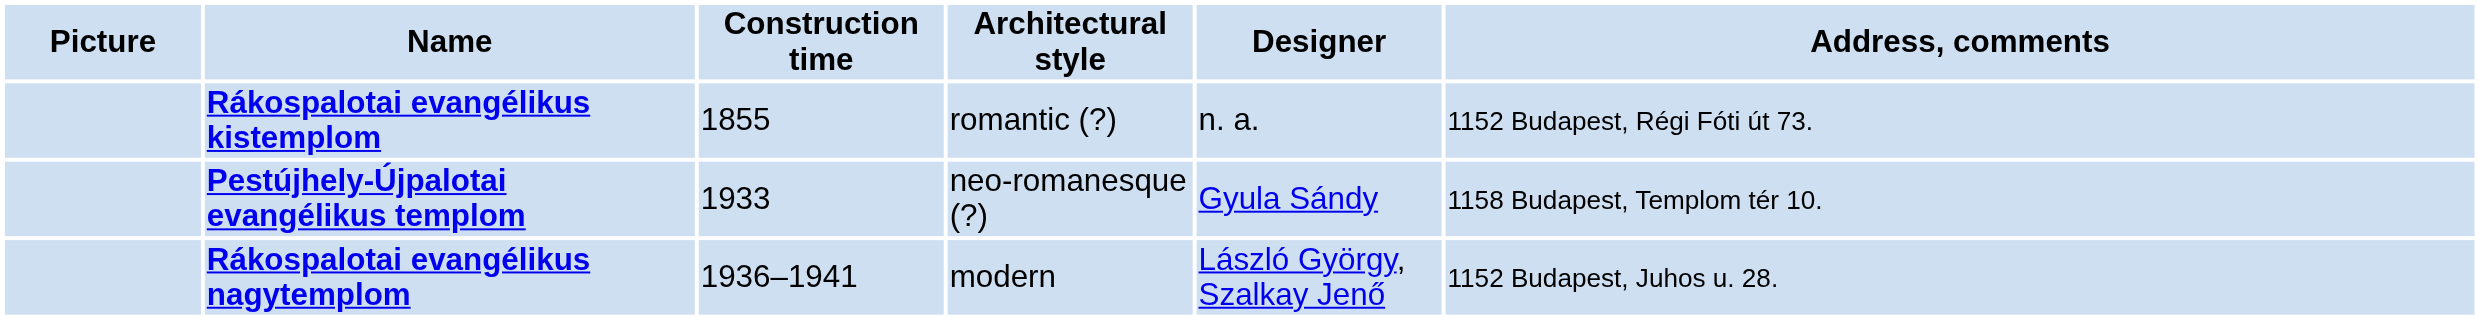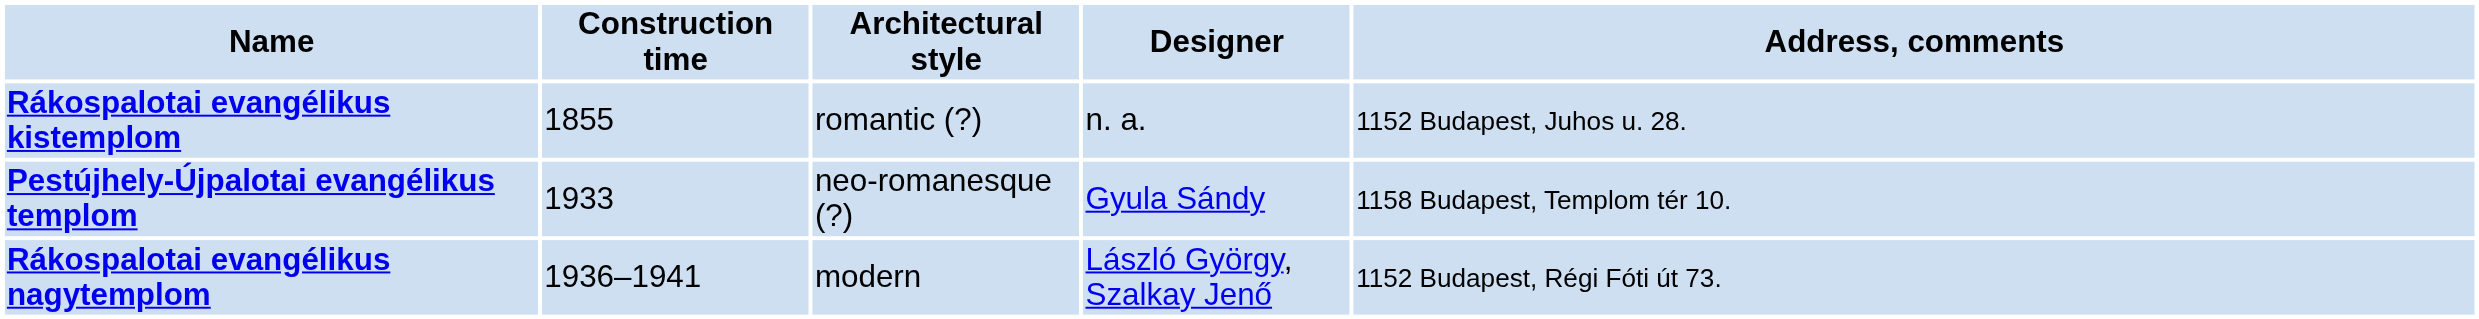- column: (103, 41)
(1630, 122) 1152 Budapest, Régi Fóti út 73. -> (1522, 122) 1152 Budapest, Juhos u. 28.
(1613, 278) 1152 Budapest, Juhos u. 28. -> (1539, 278) 1152 Budapest, Régi Fóti út 73.
